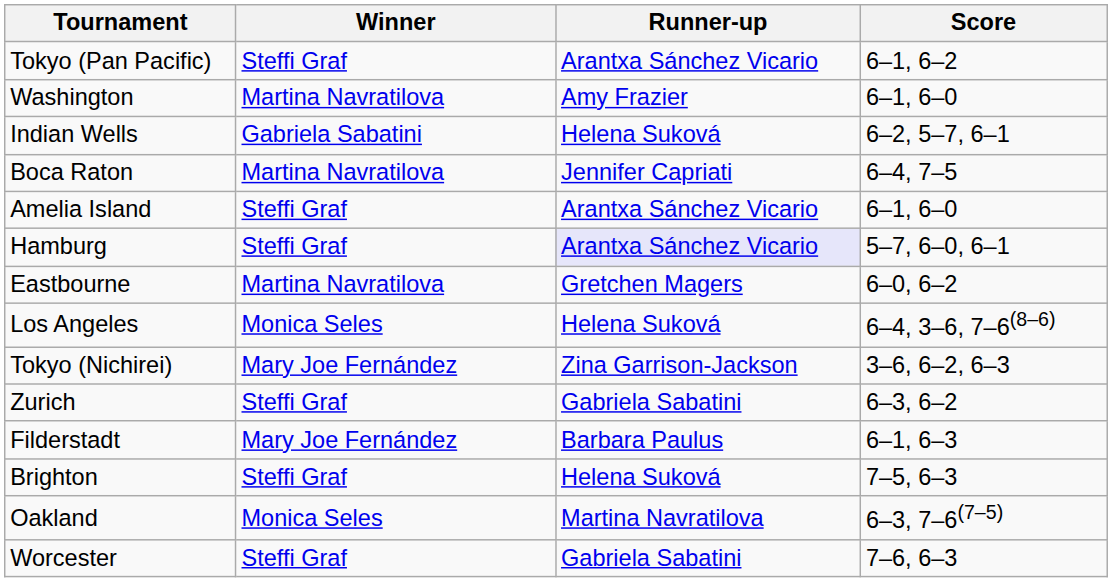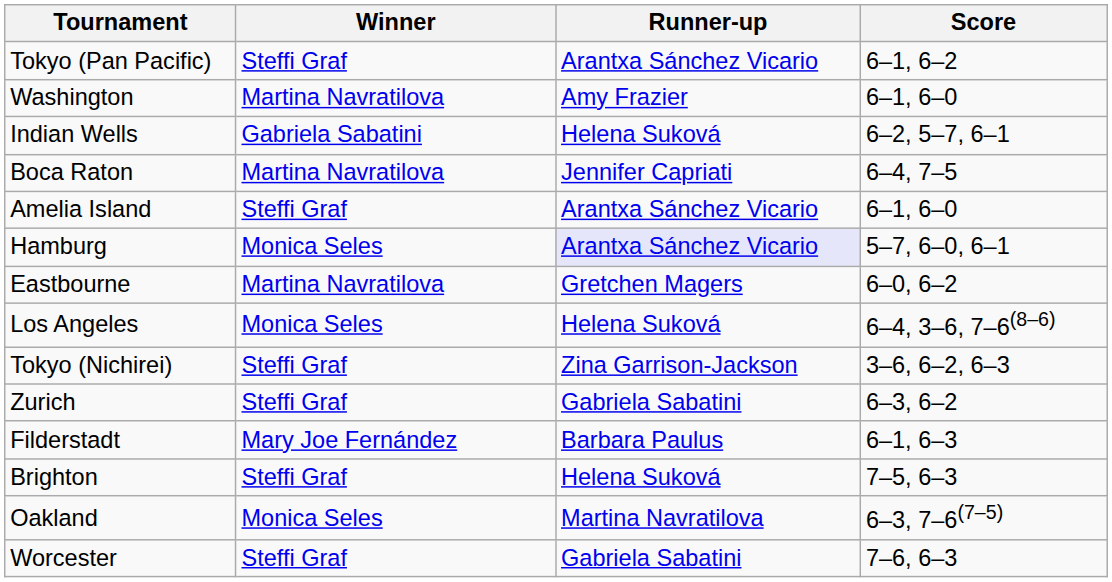(294, 246) Steffi Graf -> (312, 246) Monica Seles
(349, 365) Mary Joe Fernández -> (294, 365) Steffi Graf
